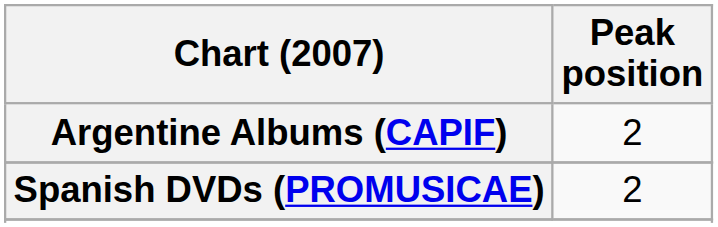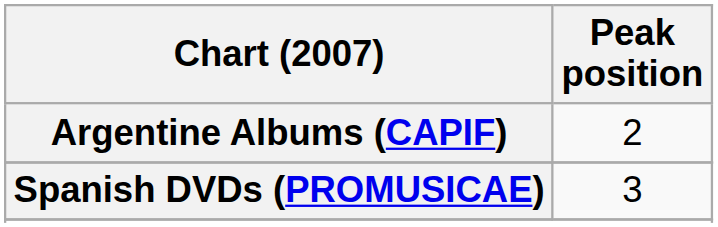(632, 190) 2 -> (632, 190) 3
